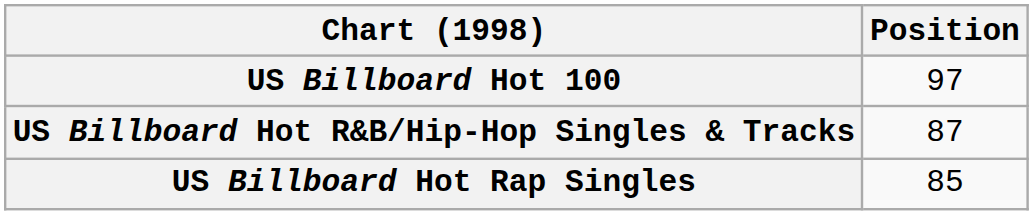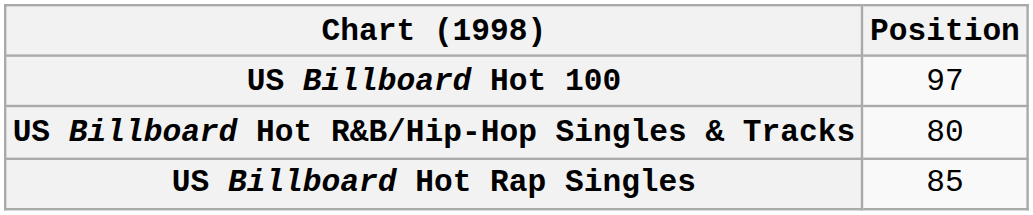(945, 132) 87 -> (945, 132) 80
